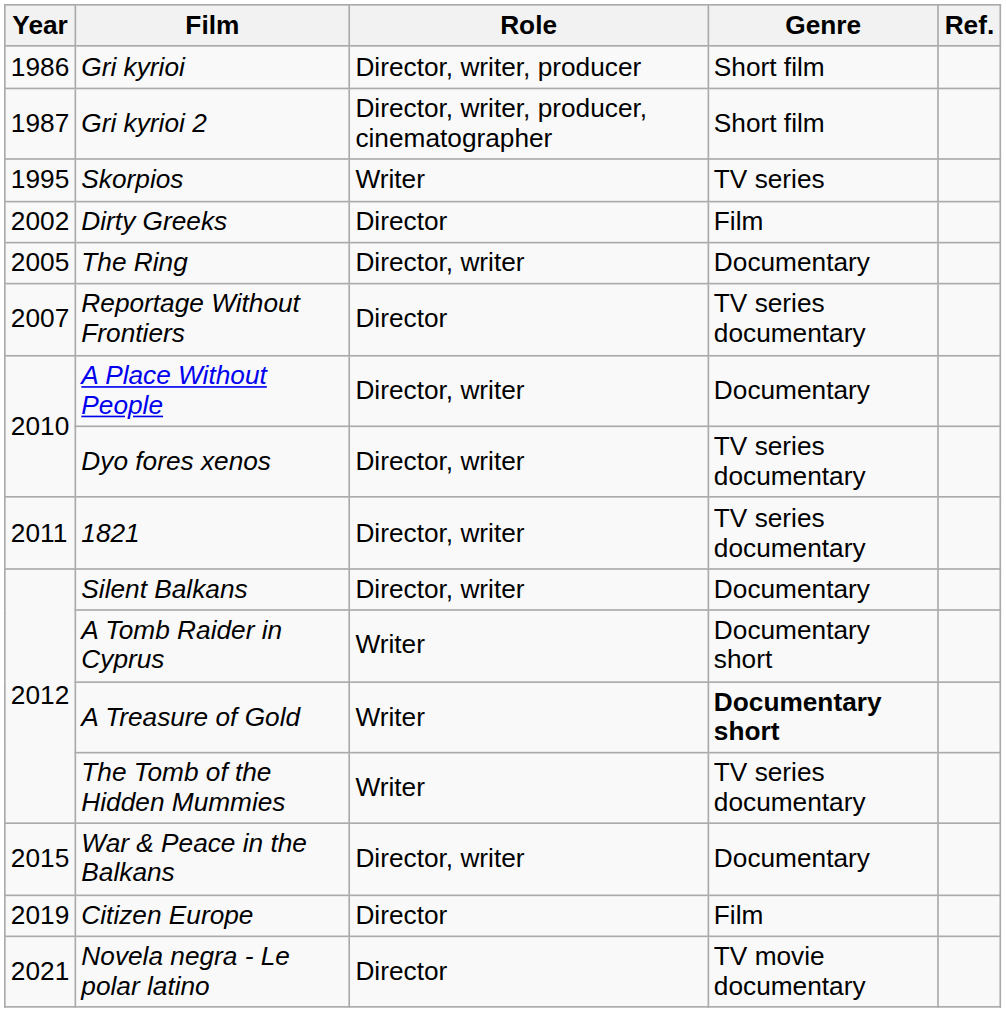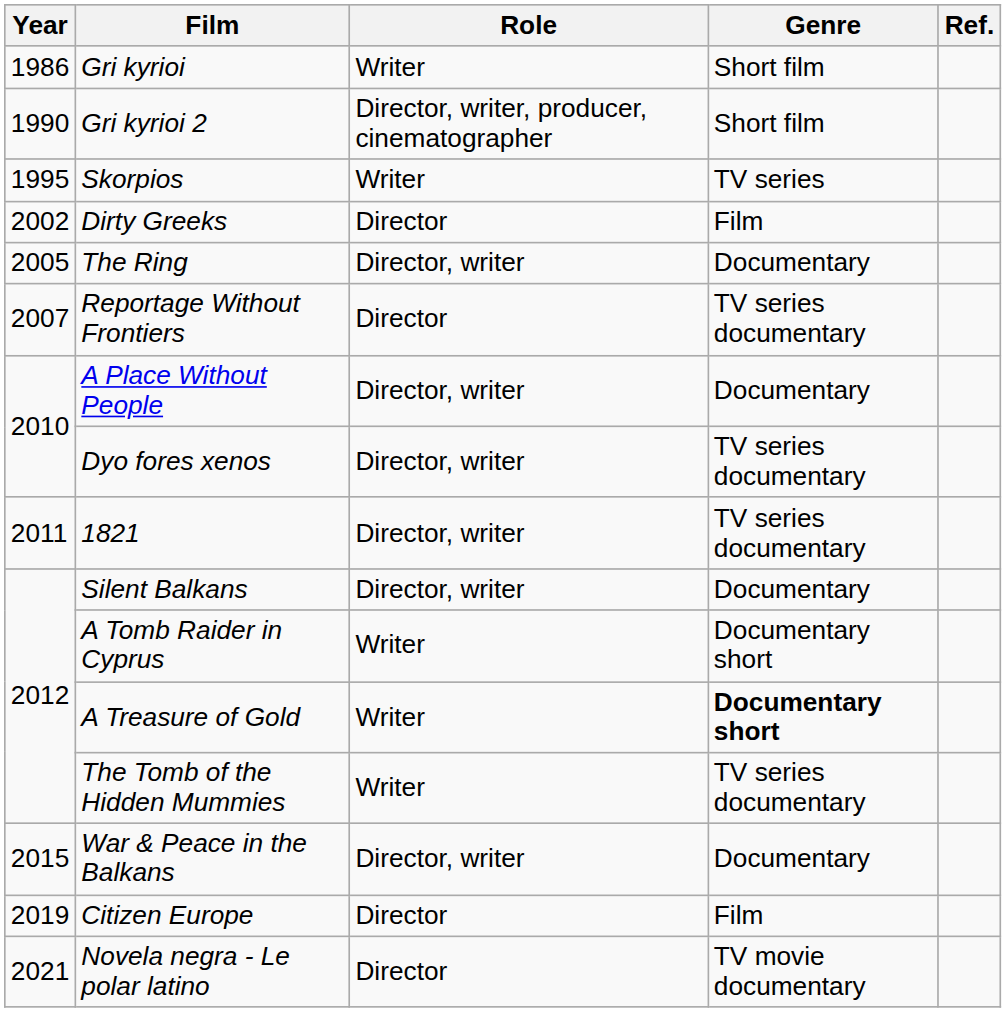(498, 66) Director, writer, producer -> (390, 66) Writer
(40, 123) 1987 -> (40, 123) 1990
